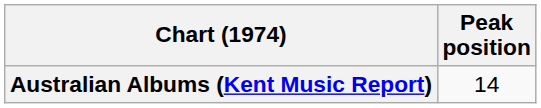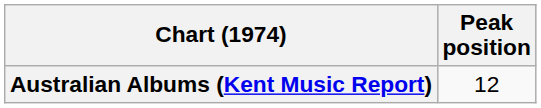(487, 84) 14 -> (487, 84) 12
